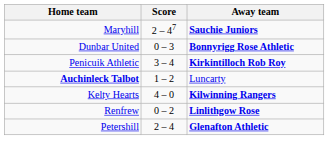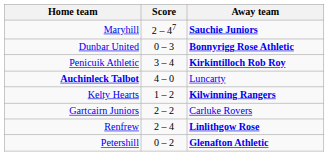(164, 79) 1 – 2 -> (164, 79) 4 – 0
(164, 95) 4 – 0 -> (164, 95) 1 – 2
+ row: (104, 111)
(164, 111) 0 – 2 -> (164, 127) 2 – 4
(164, 127) 2 – 4 -> (164, 143) 0 – 2
